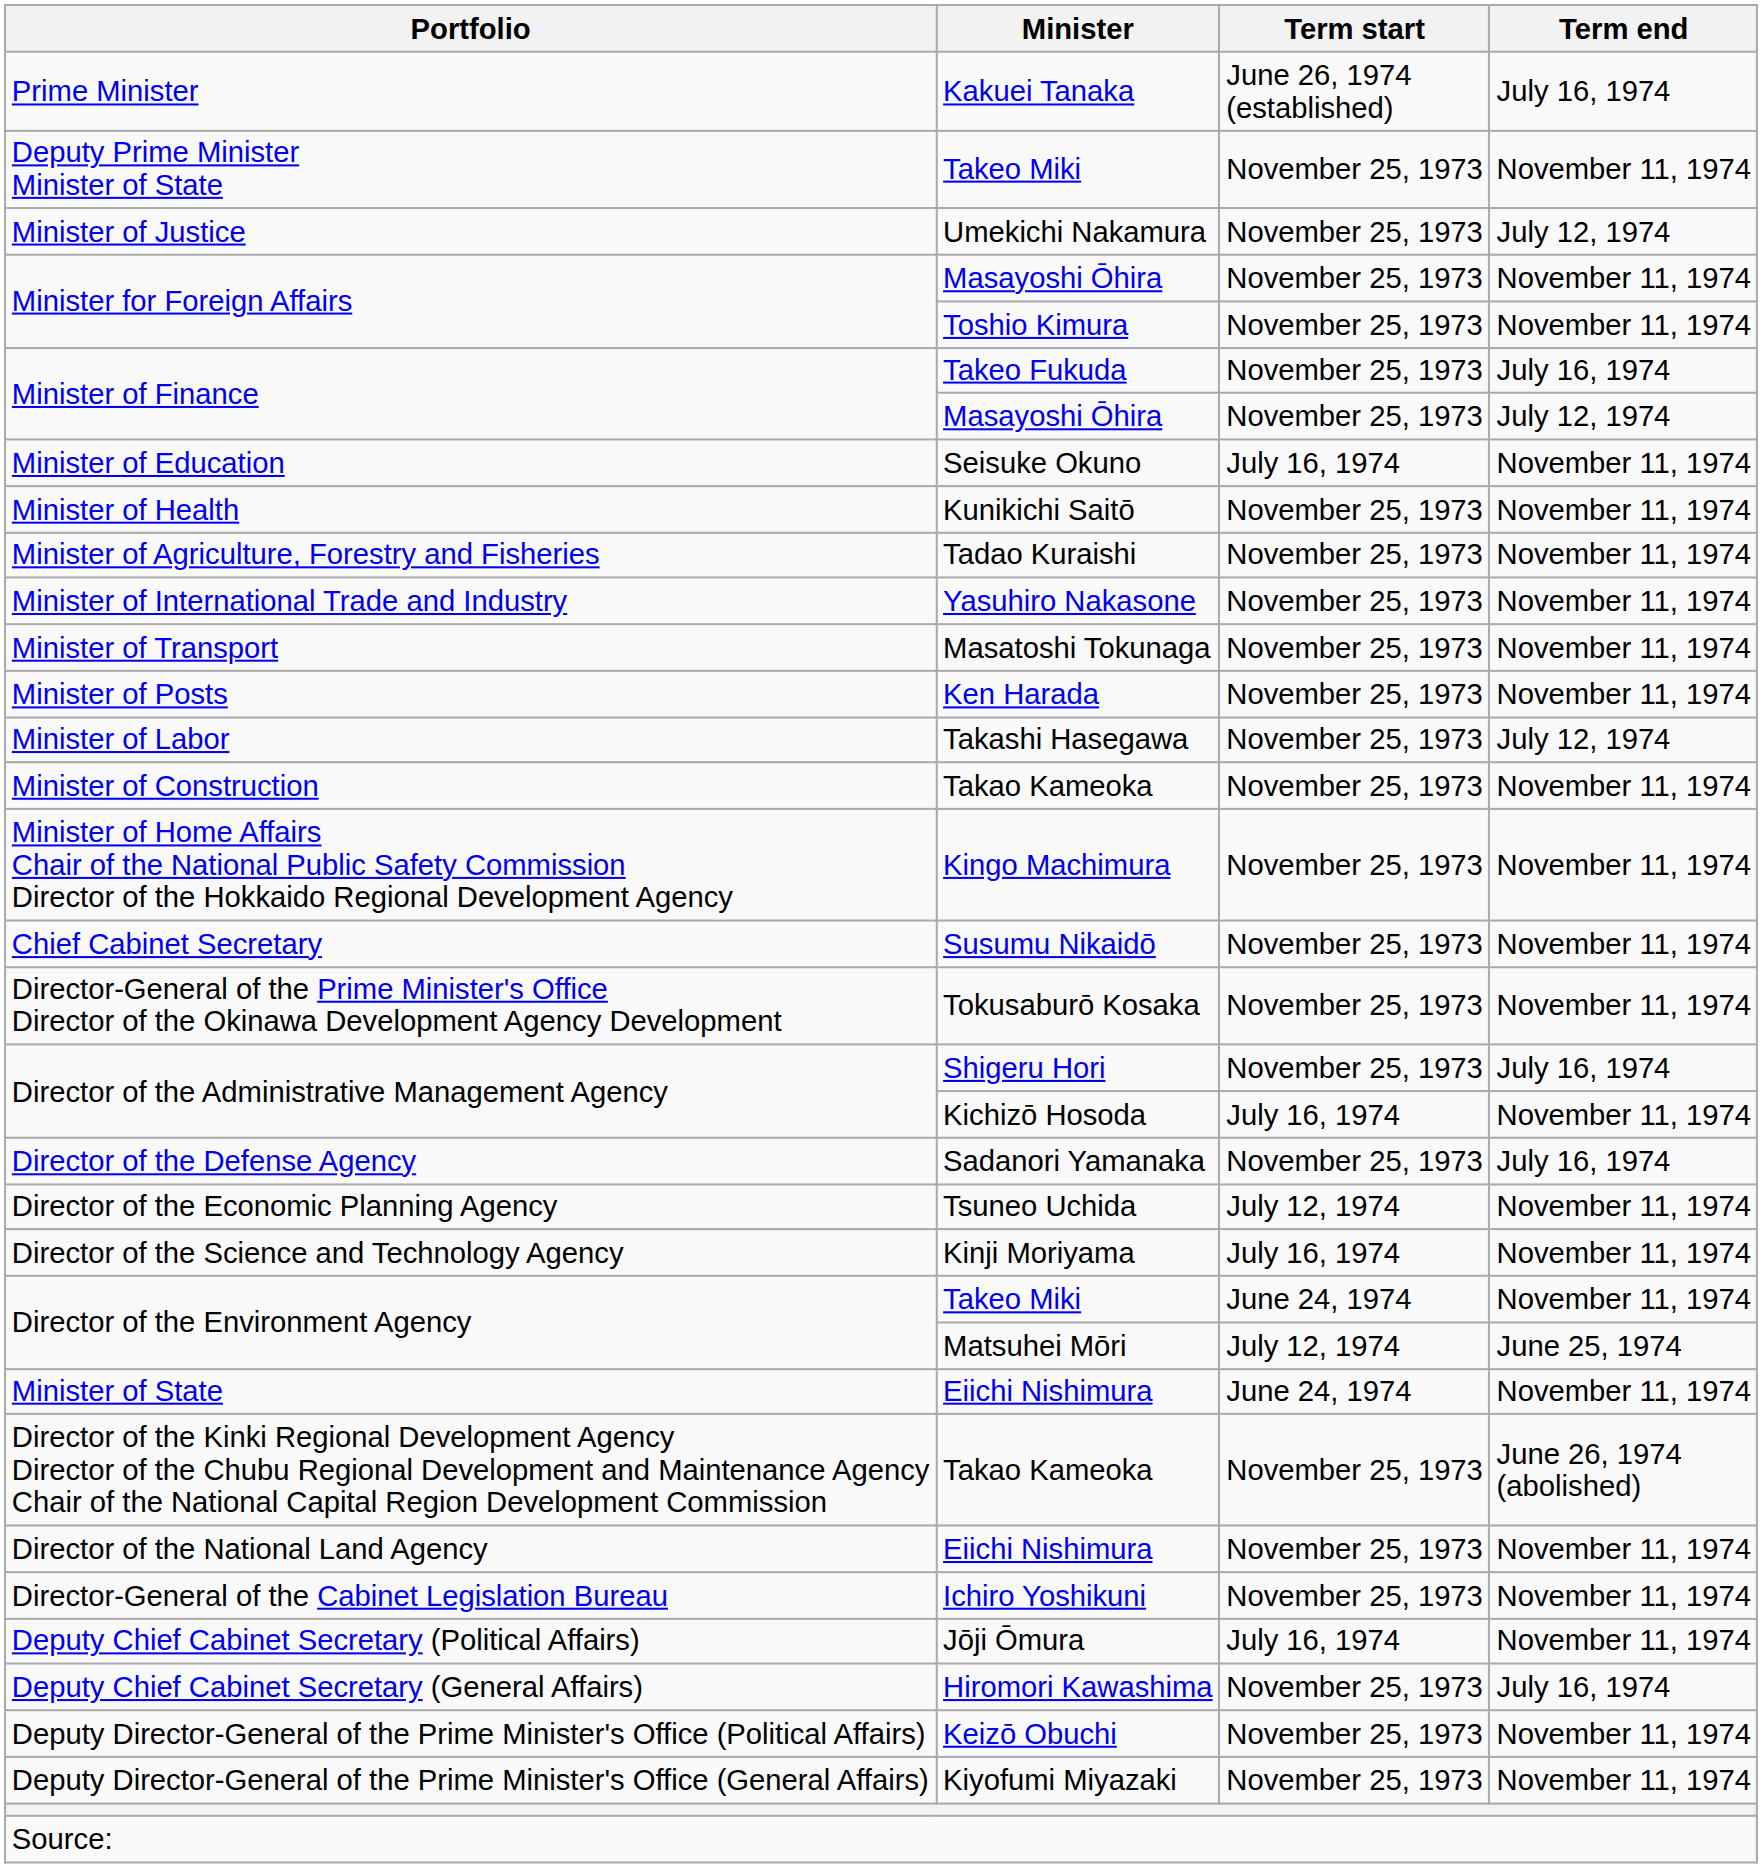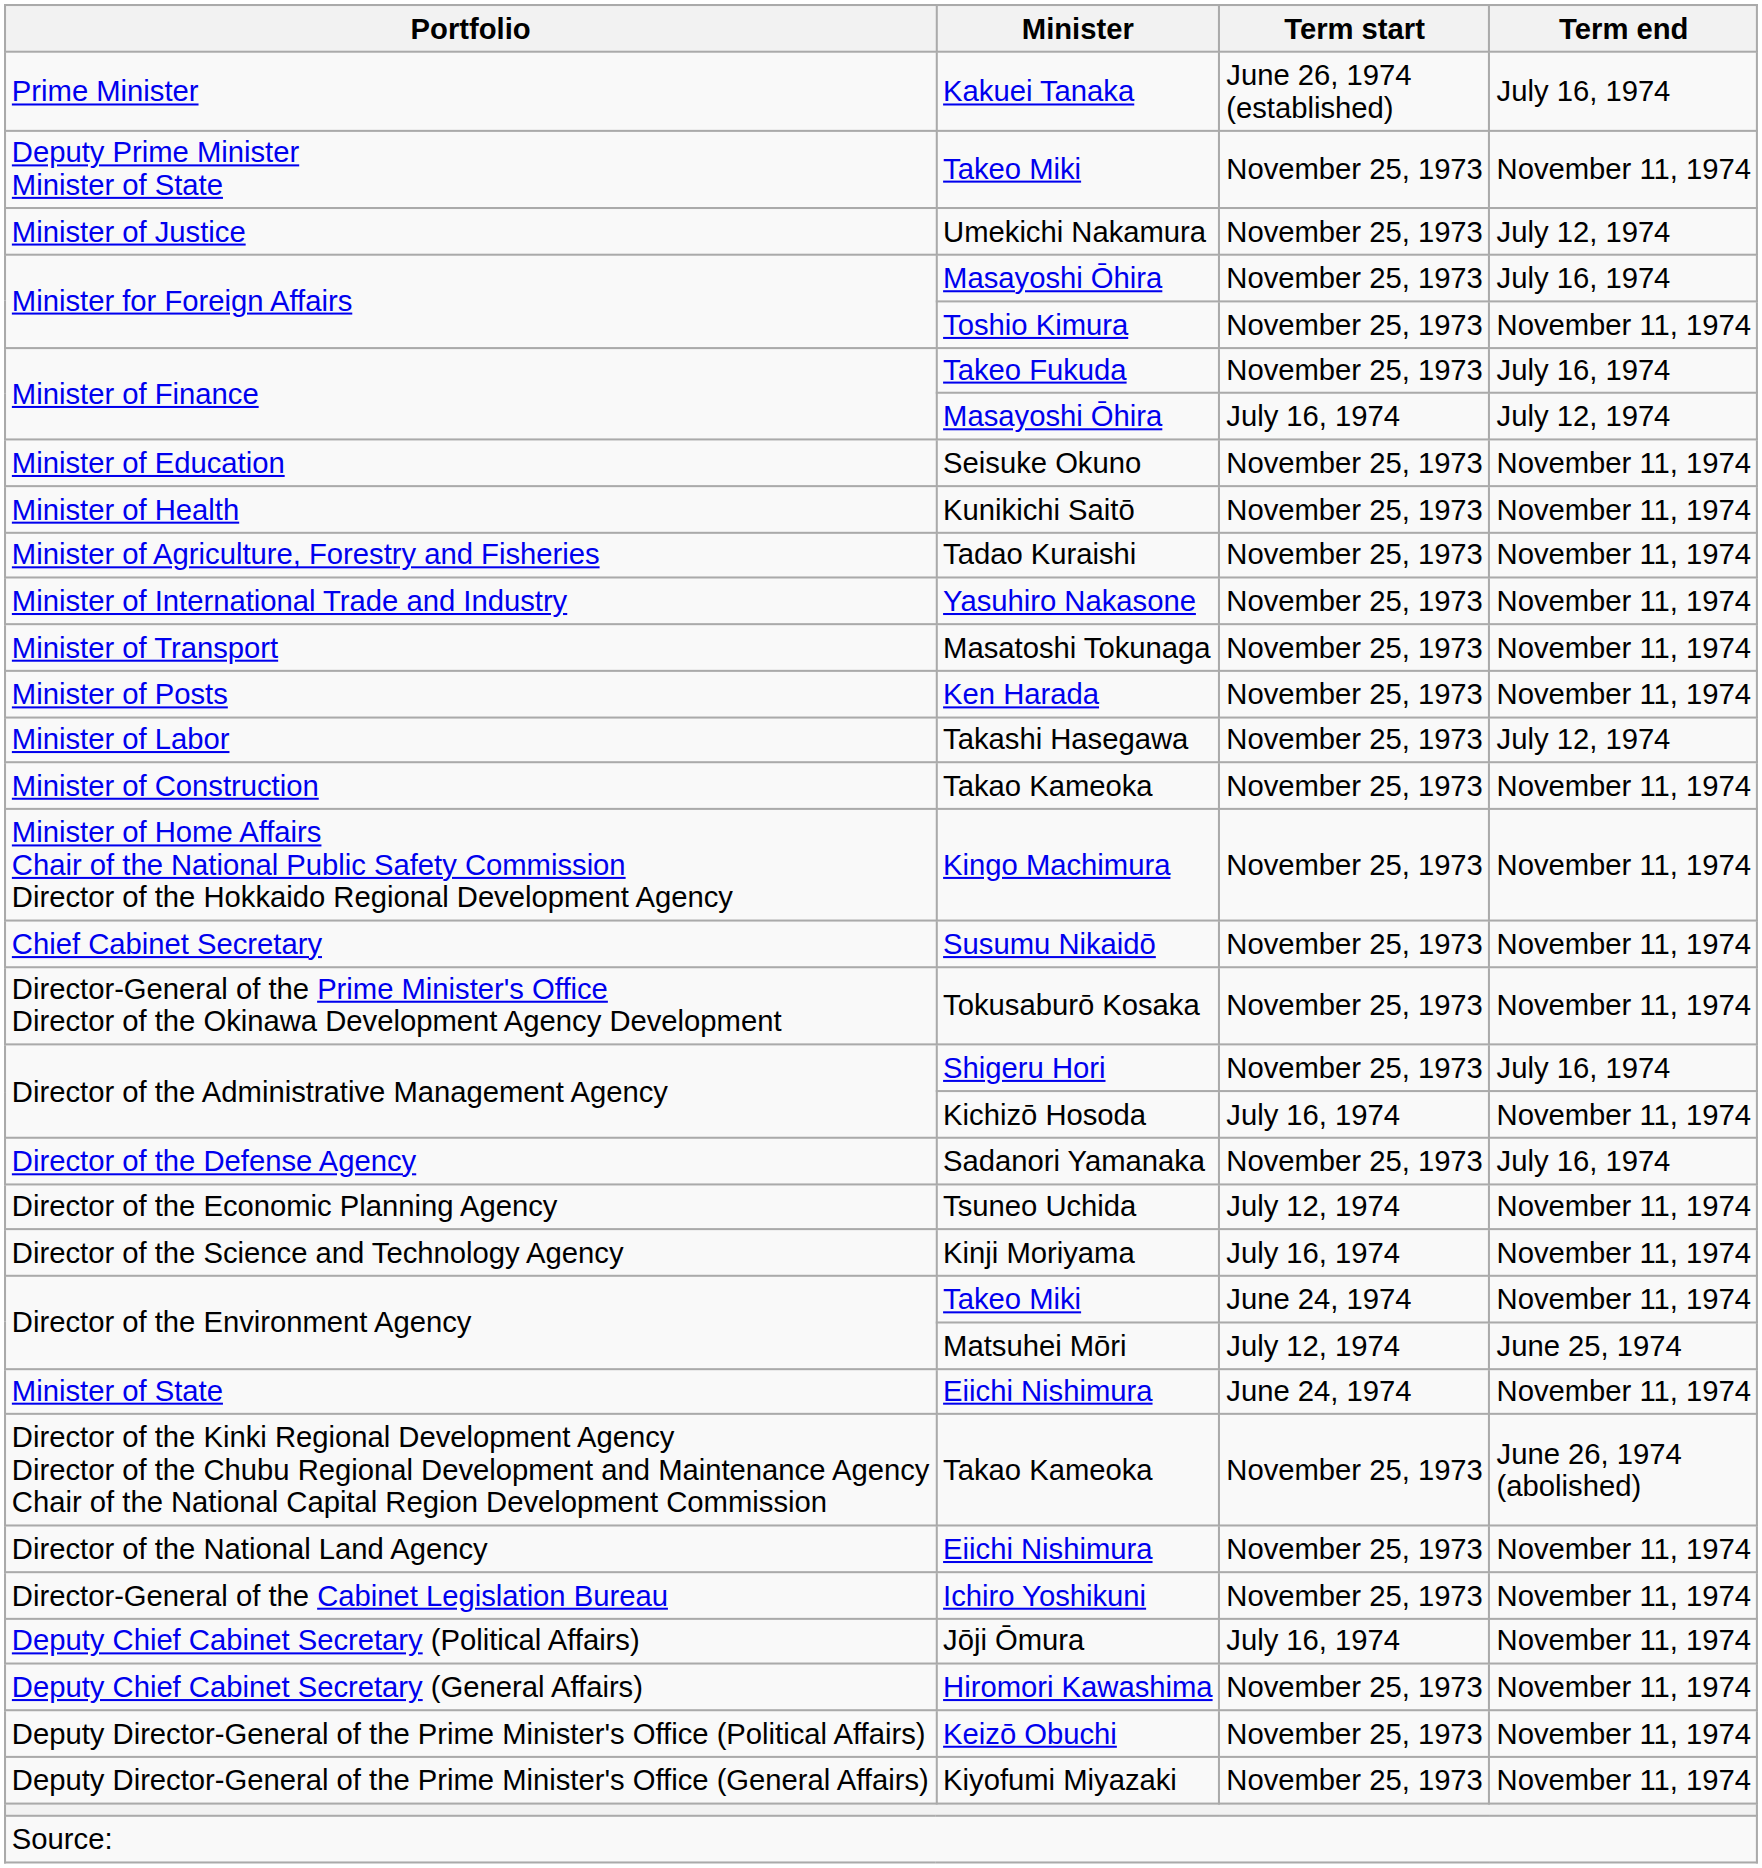(1624, 278) November 11, 1974 -> (1583, 278) July 16, 1974
(1355, 417) November 25, 1973 -> (1313, 417) July 16, 1974
(1313, 463) July 16, 1974 -> (1355, 463) November 25, 1973
(1583, 1688) July 16, 1974 -> (1624, 1688) November 11, 1974
